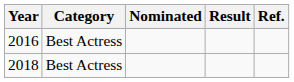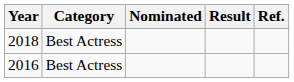rows swapped: (23, 41) <-> (23, 65)
